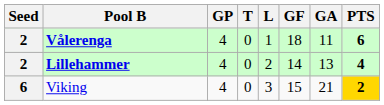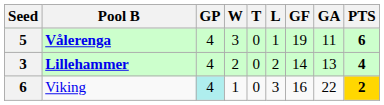+ column: (235, 16)
(24, 40) 2 -> (23, 40) 5
(294, 40) 18 -> (300, 40) 19
(24, 64) 2 -> (23, 64) 3
(223, 87) no background -> (210, 87) paleturquoise background
(294, 87) 15 -> (300, 87) 16
(326, 87) 21 -> (329, 87) 22
